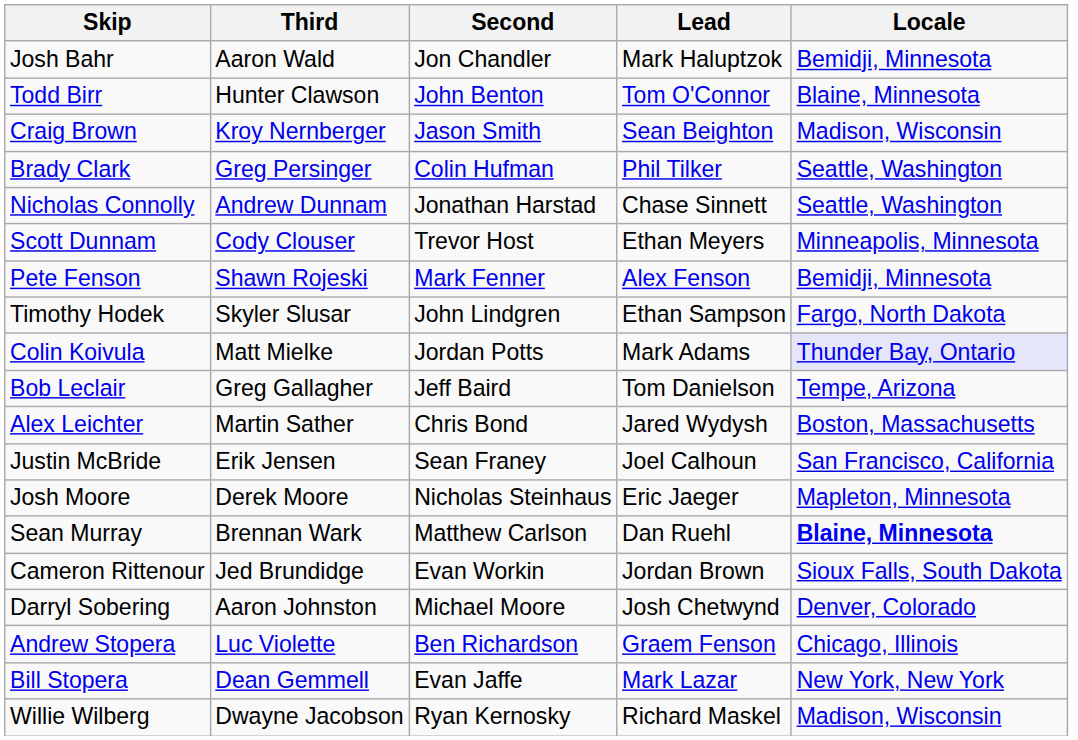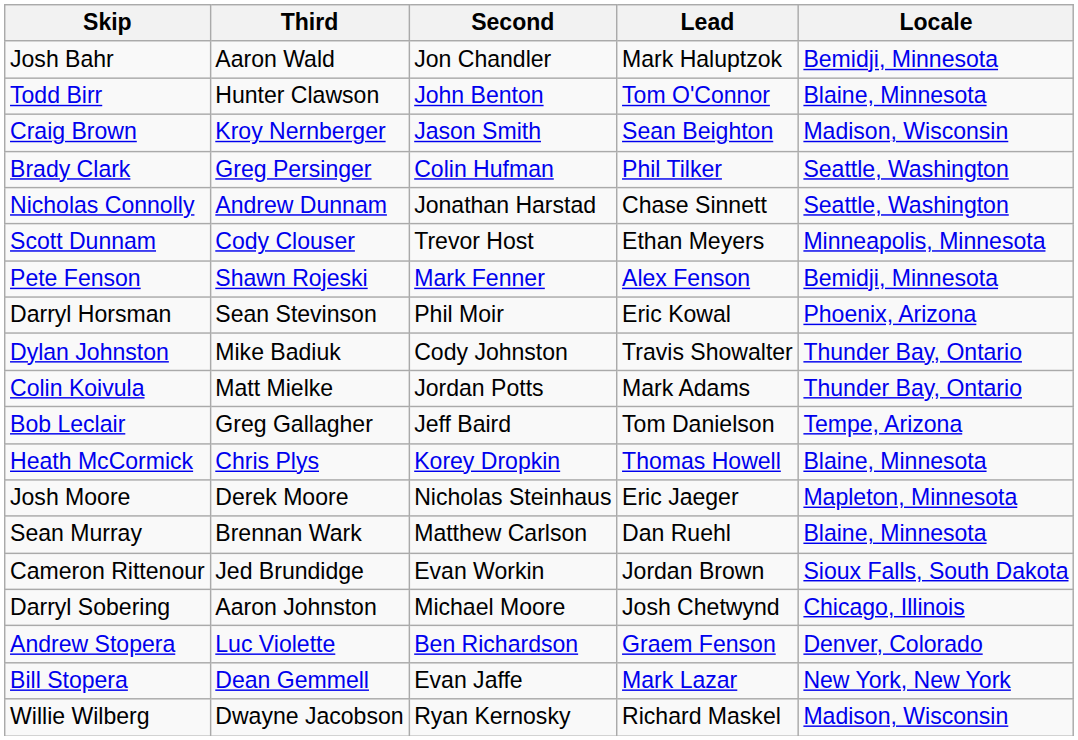- row: (87, 315)
+ row: (91, 315)
+ row: (89, 351)
(906, 351) lavender background -> (913, 388) no background
- row: (77, 424)
- row: (86, 461)
+ row: (102, 461)
(895, 534) bold -> (895, 534) normal
(886, 607) Denver, Colorado -> (884, 607) Chicago, Illinois
(877, 643) Chicago, Illinois -> (893, 643) Denver, Colorado
